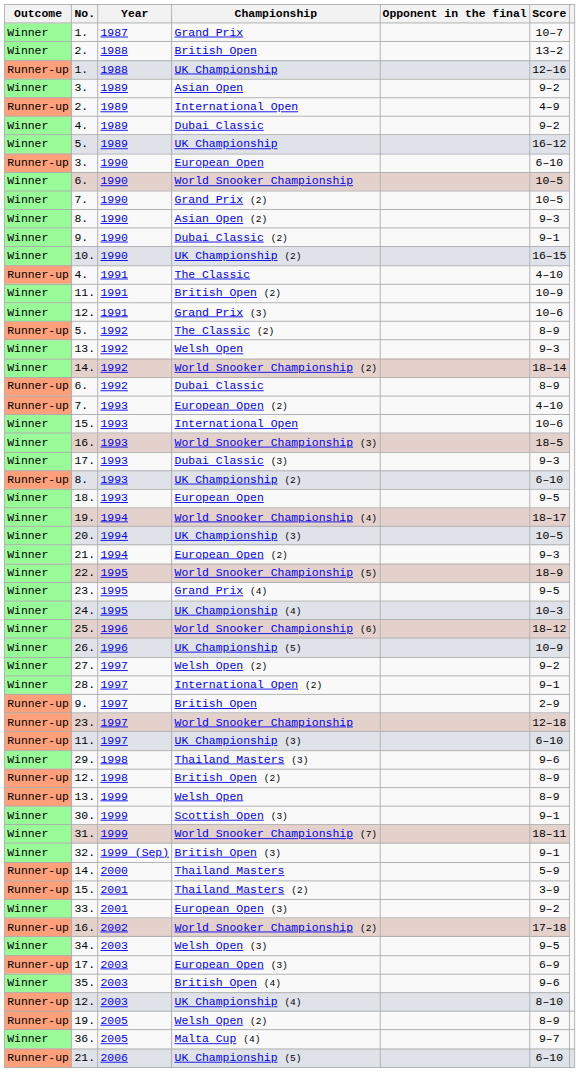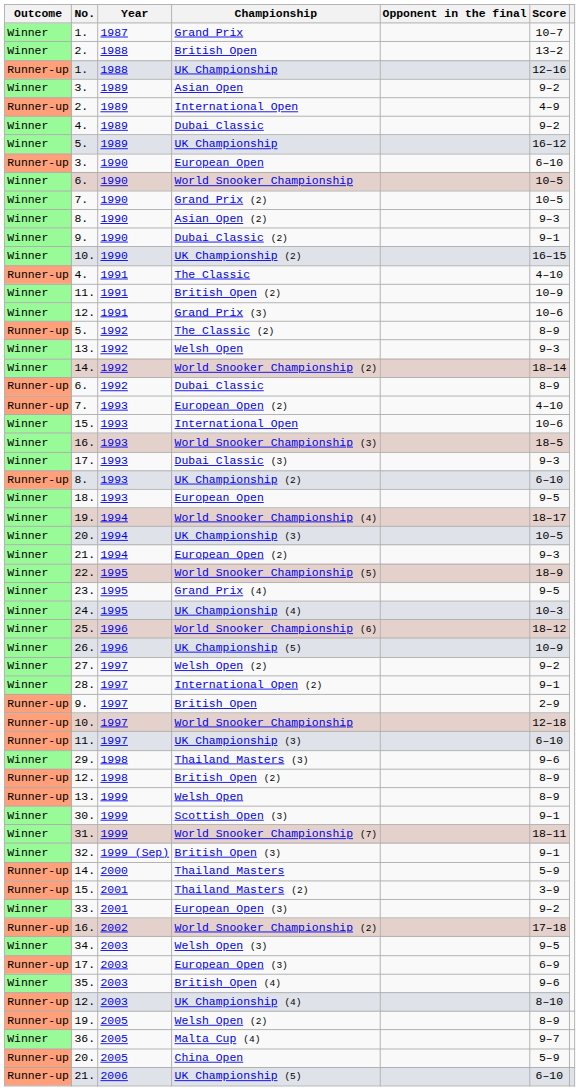(85, 722) 23. -> (85, 722) 10.
+ row: (114, 1058)
